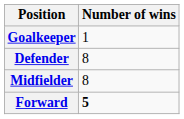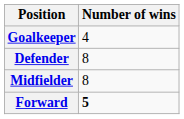(85, 37) 1 -> (85, 37) 4
